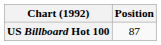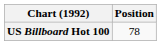(134, 31) 87 -> (134, 31) 78
